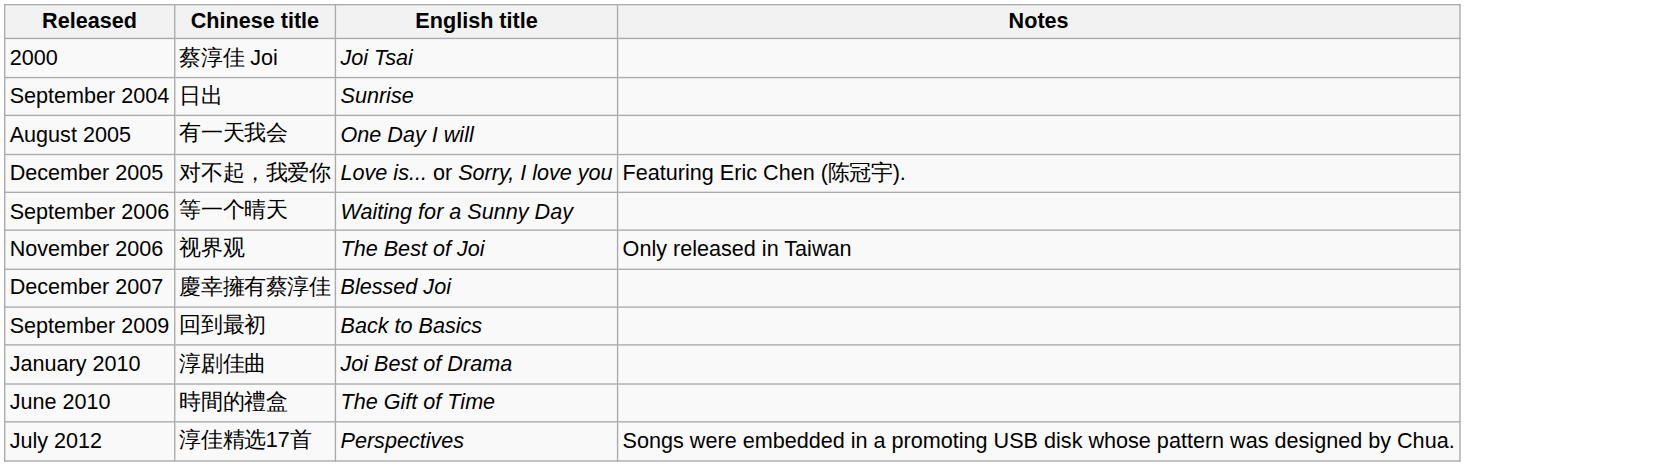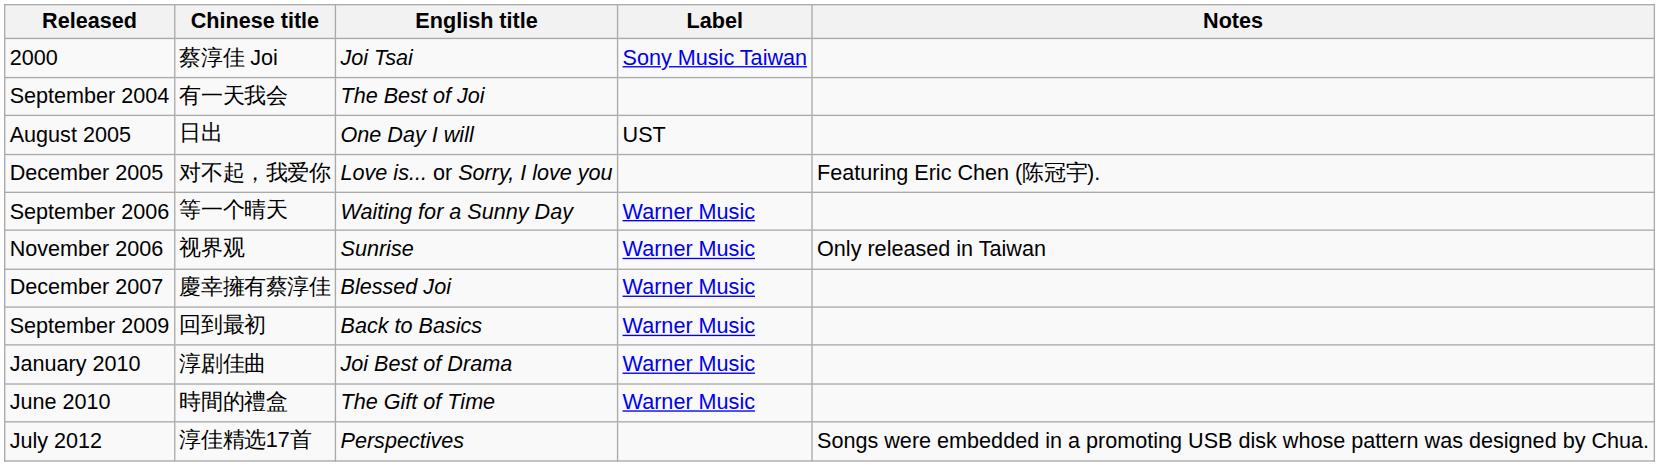+ column: (715, 21)
(201, 95) 日出 -> (233, 95) 有一天我会
(377, 96) Sunrise -> (413, 96) The Best of Joi
(233, 133) 有一天我会 -> (201, 133) 日出
(413, 249) The Best of Joi -> (377, 249) Sunrise
